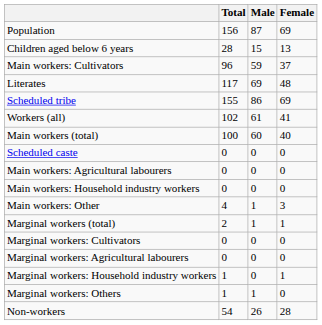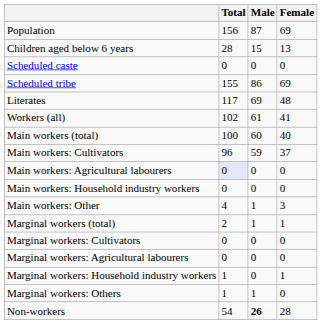rows swapped: (42, 153) <-> (65, 65)
rows swapped: (41, 100) <-> (26, 83)
(224, 170) no background -> (224, 170) lavender background
(256, 310) normal -> (256, 310) bold
